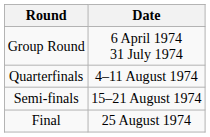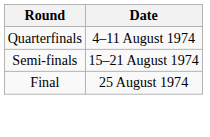- row: (46, 45)
